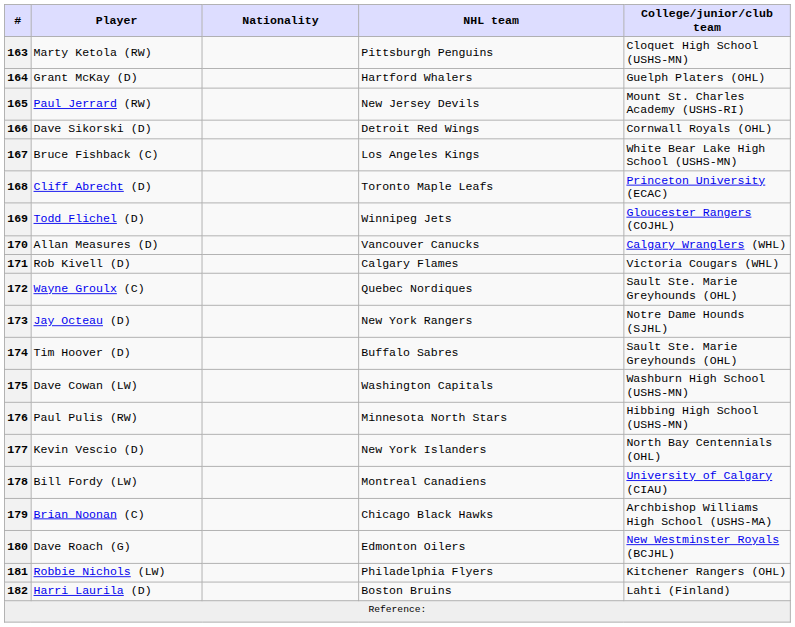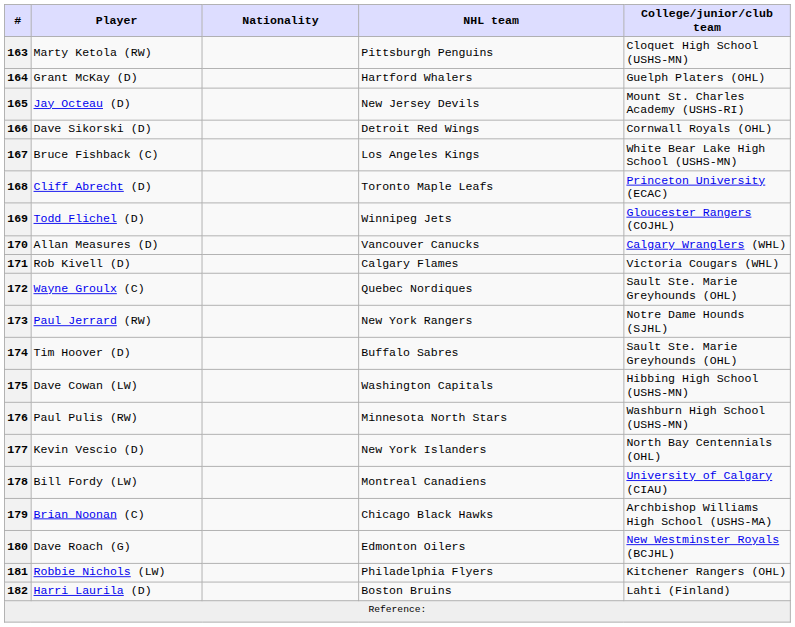(93, 104) Paul Jerrard (RW) -> (82, 104) Jay Octeau (D)
(82, 321) Jay Octeau (D) -> (93, 321) Paul Jerrard (RW)
(696, 386) Washburn High School (USHS-MN) -> (692, 386) Hibbing High School (USHS-MN)
(692, 418) Hibbing High School (USHS-MN) -> (696, 418) Washburn High School (USHS-MN)
